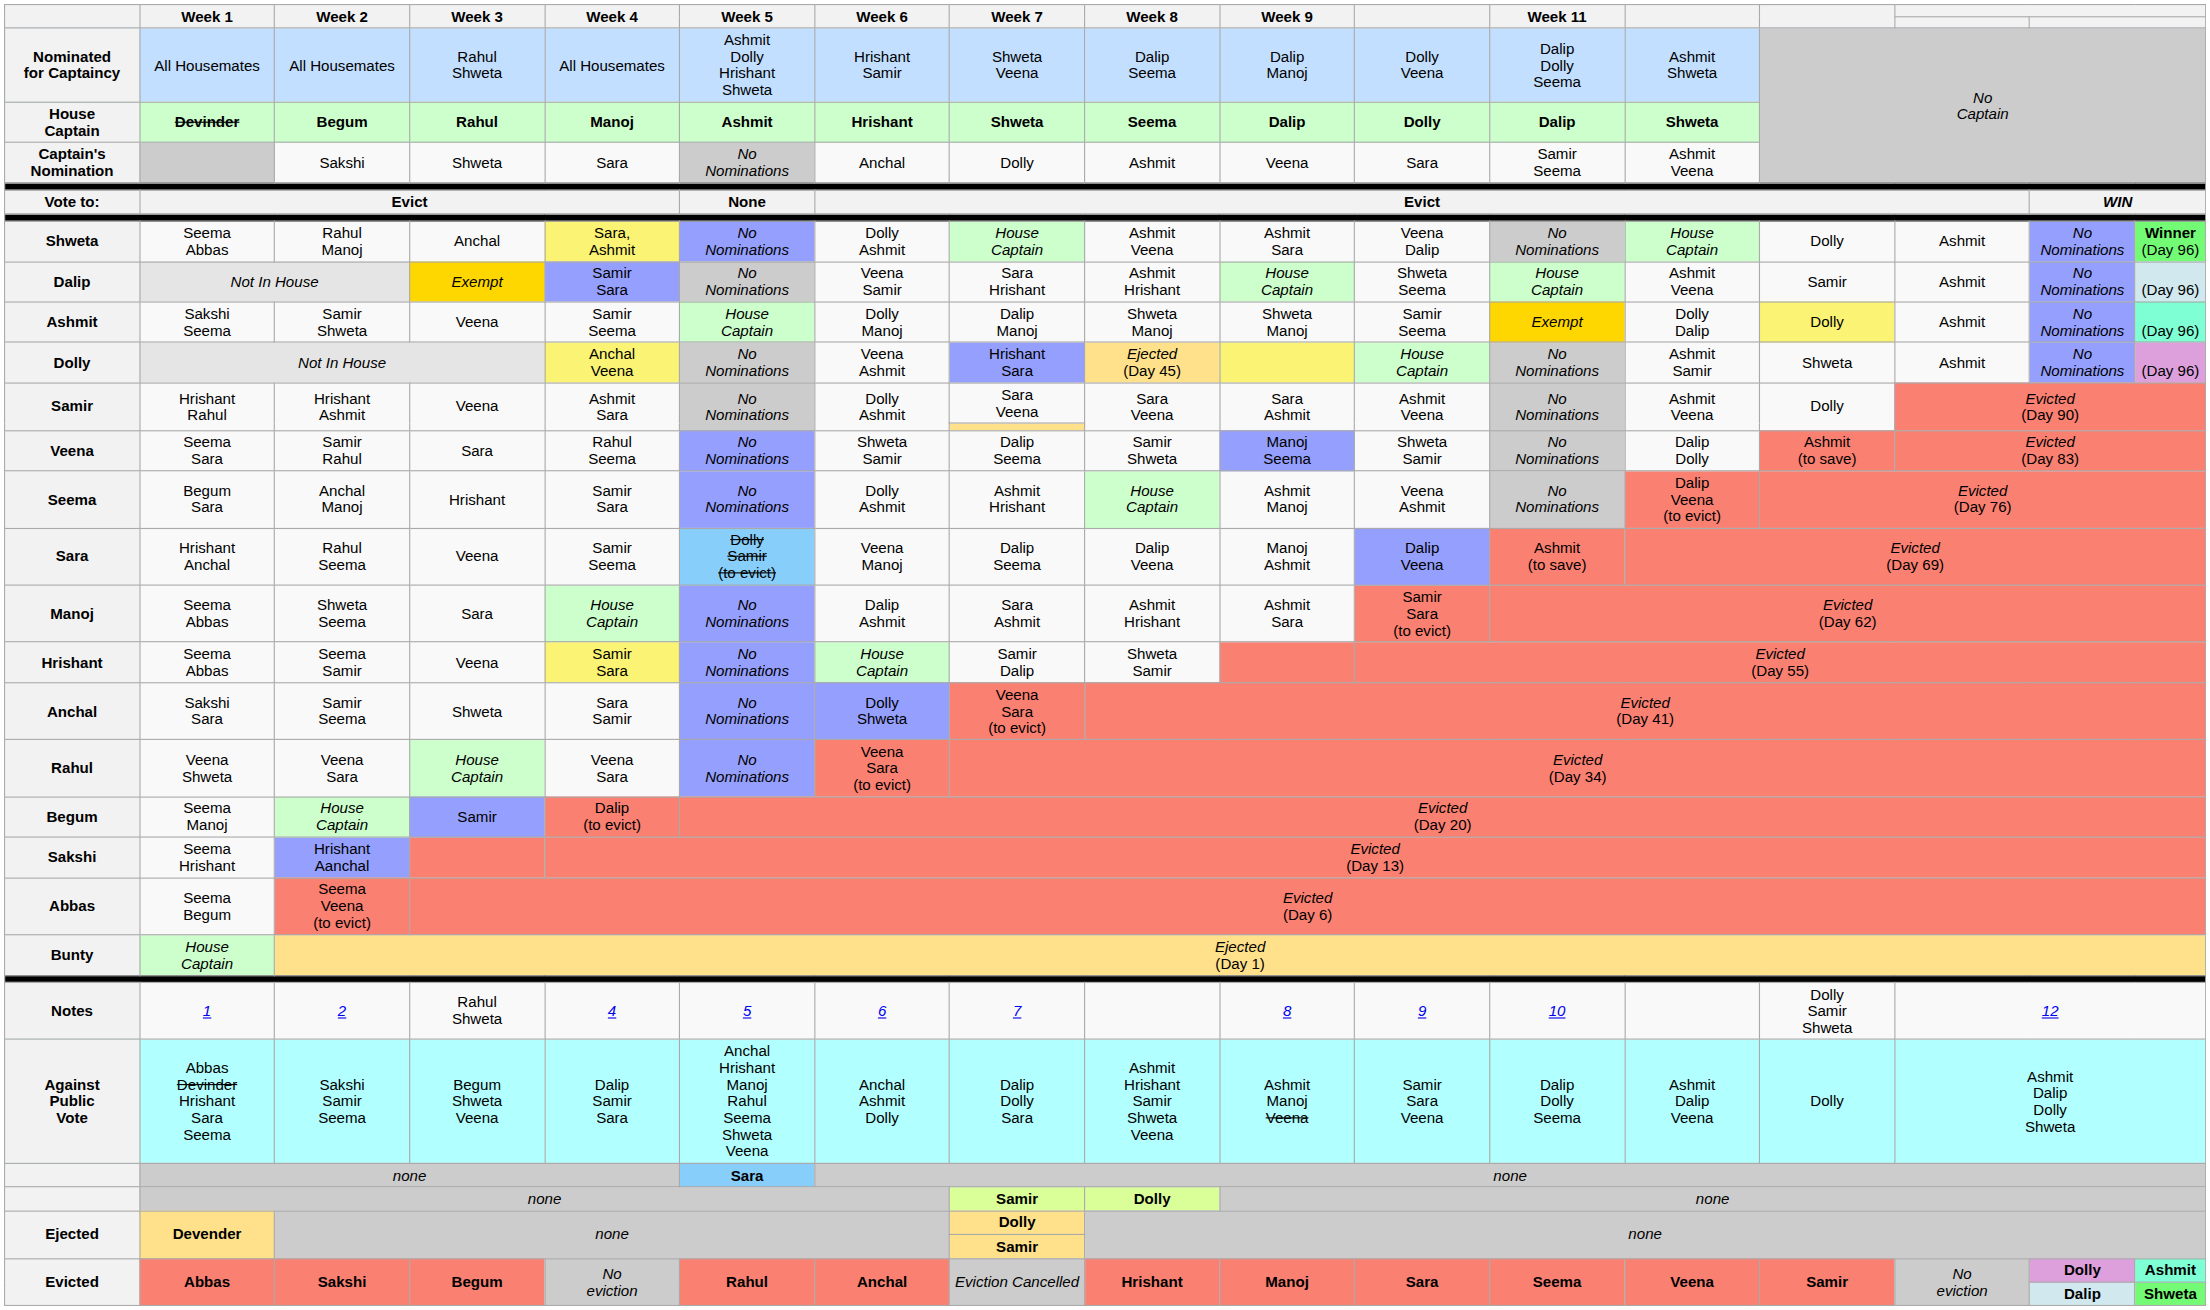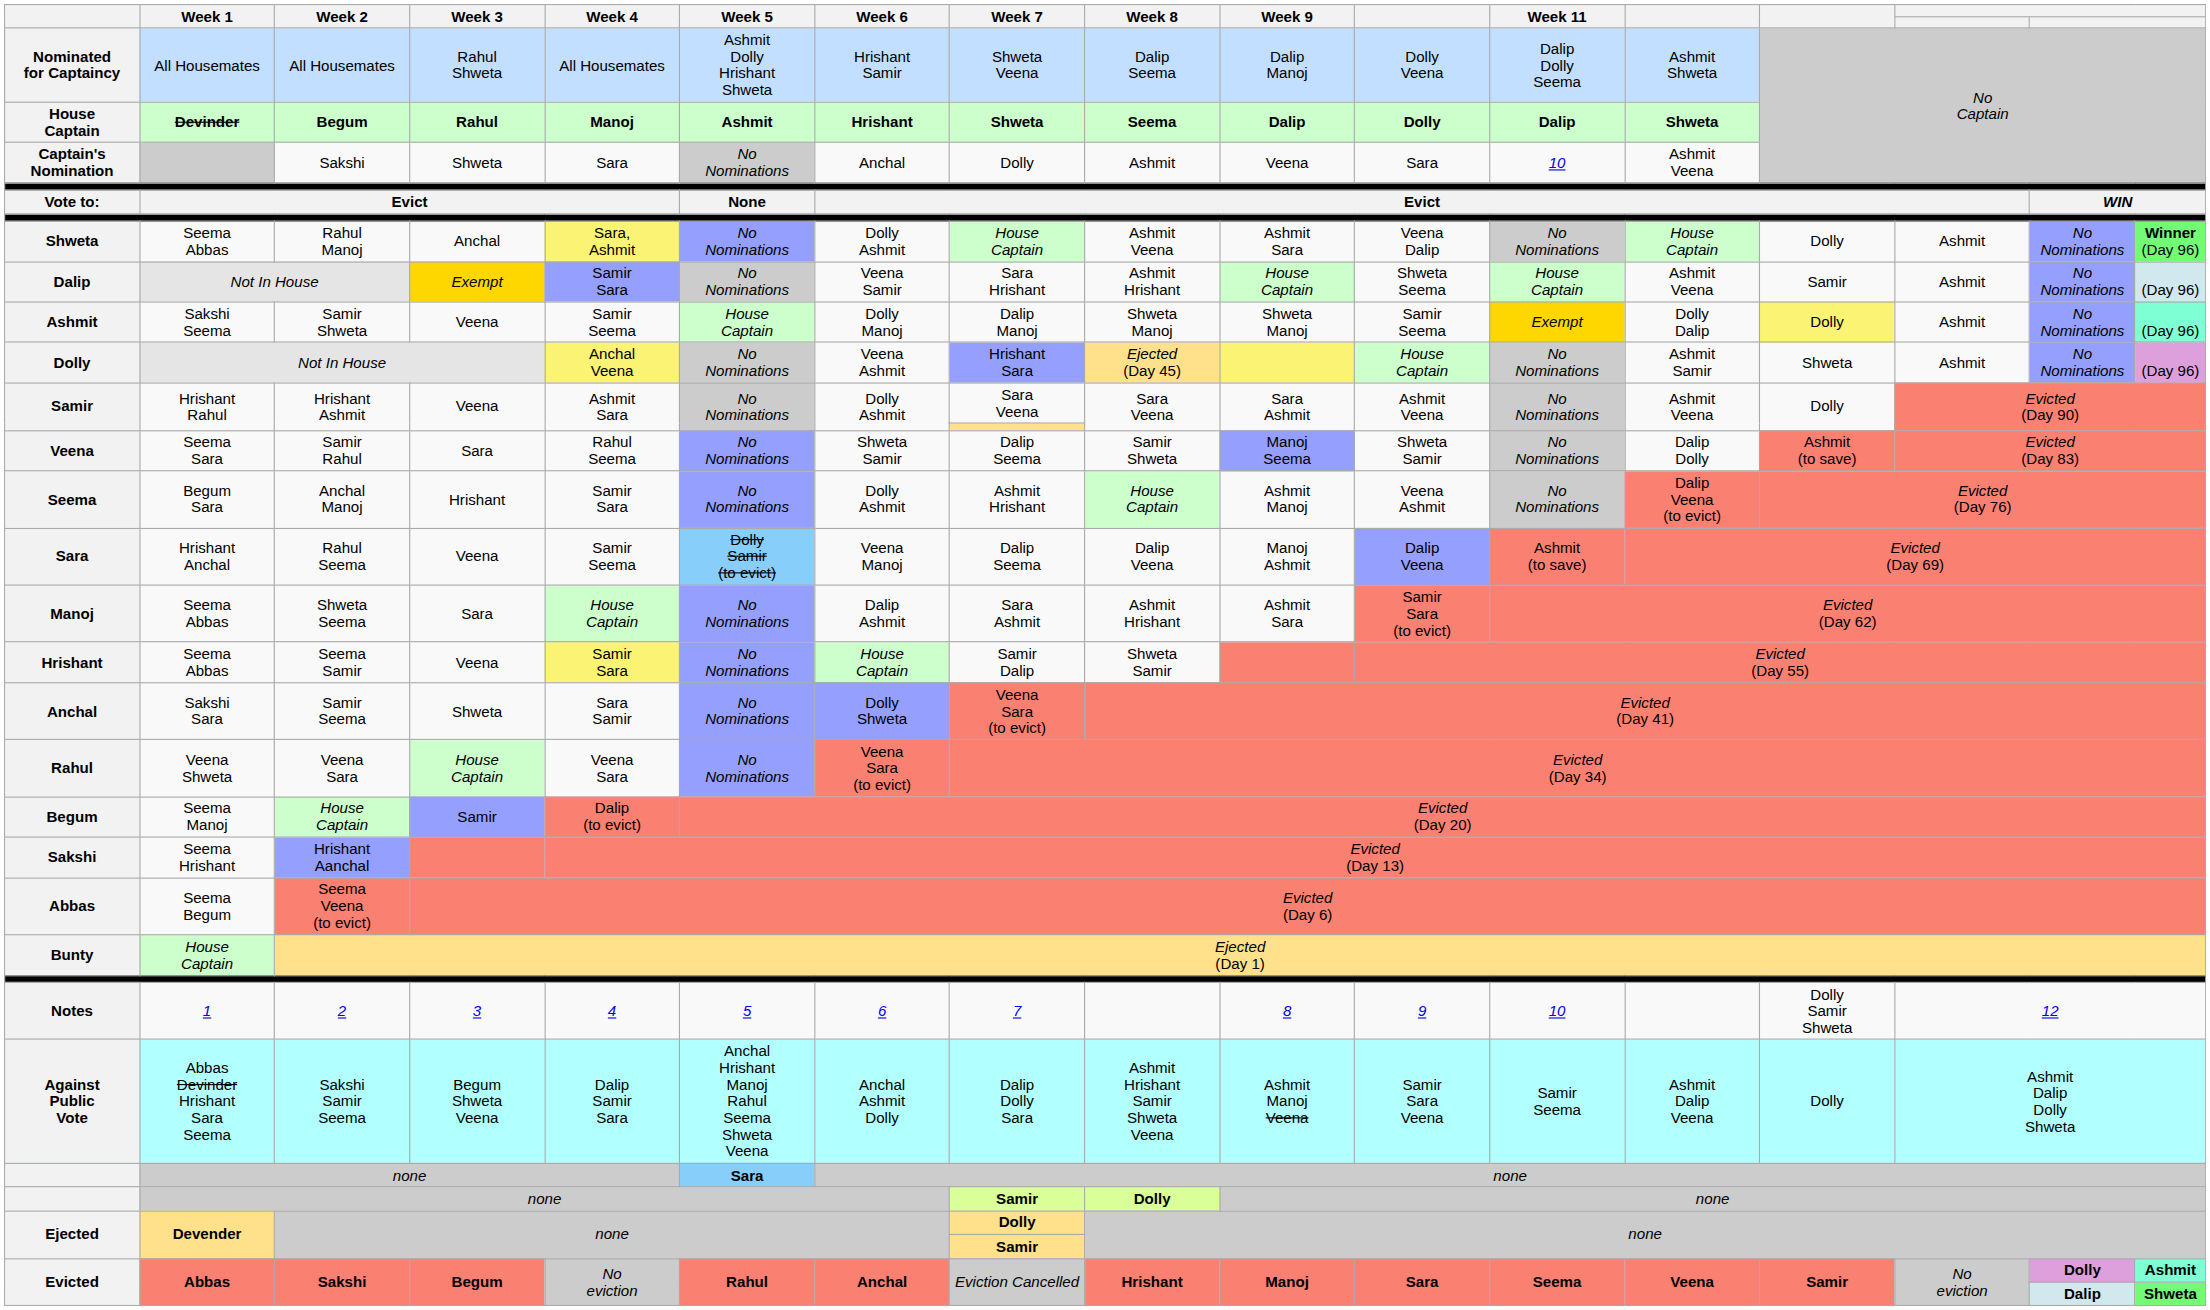(1557, 162) Samir Seema -> (1557, 162) 10
(477, 1011) Rahul Shweta -> (477, 1011) 3
(1557, 1101) Dalip Dolly Seema -> (1557, 1101) Samir Seema
